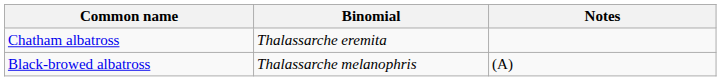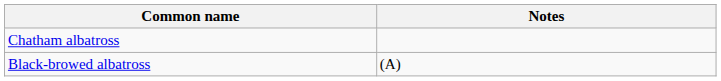- column: (371, 16)
